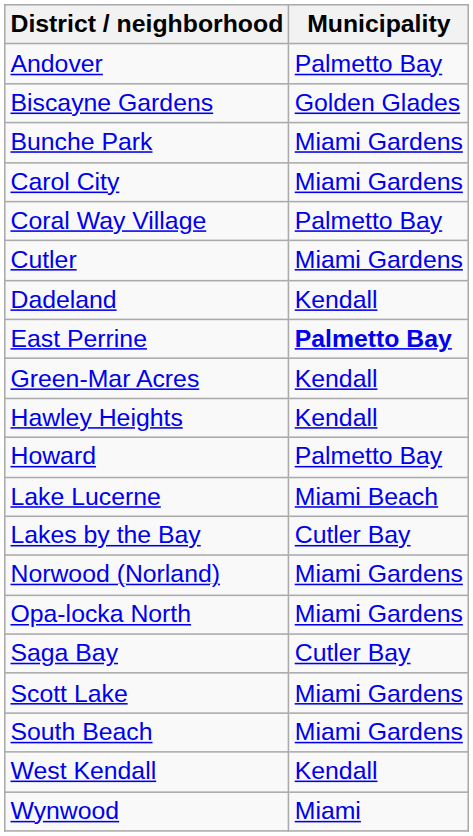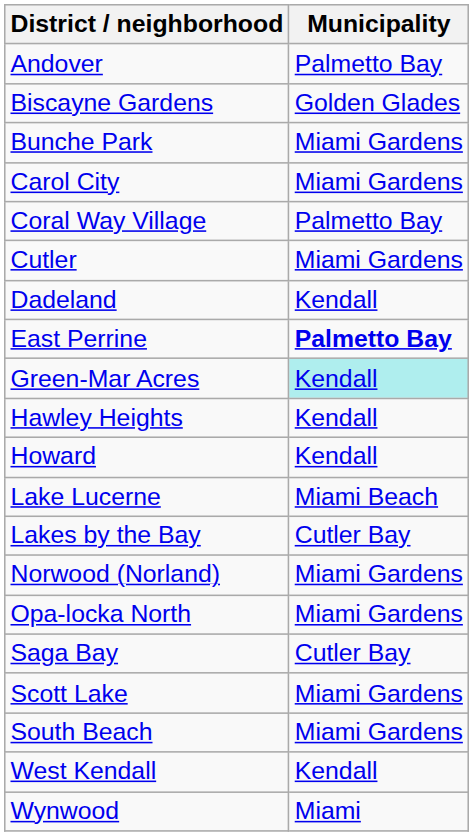(336, 378) no background -> (336, 378) paleturquoise background
(368, 456) Palmetto Bay -> (336, 456) Kendall
